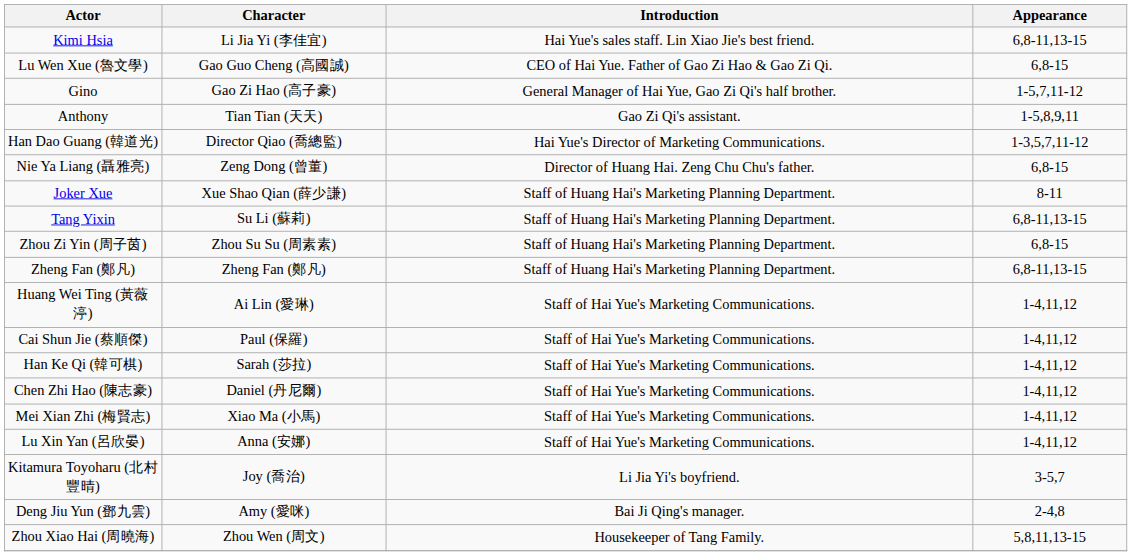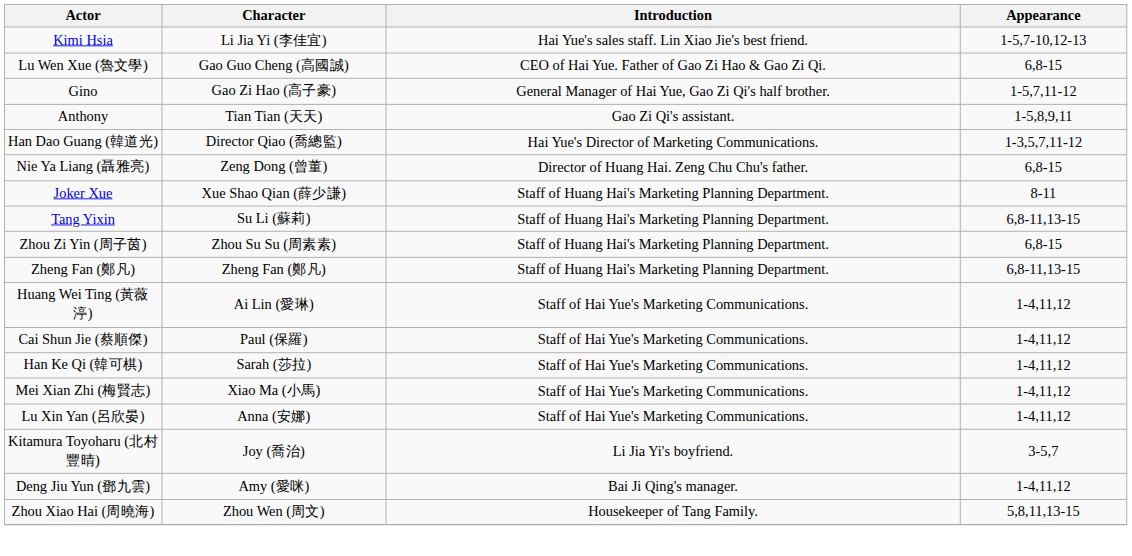(1050, 40) 6,8-11,13-15 -> (1043, 40) 1-5,7-10,12-13
- row: (83, 390)
(1050, 512) 2-4,8 -> (1043, 486) 1-4,11,12
